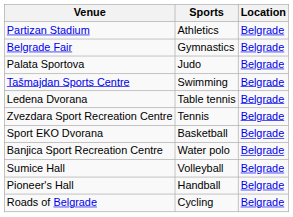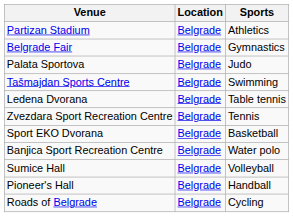columns swapped: (263, 13) <-> (207, 13)
